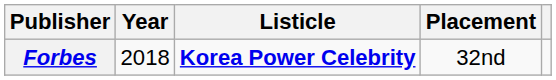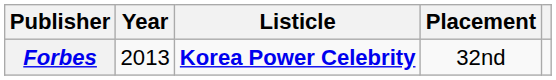(145, 57) 2018 -> (145, 57) 2013
